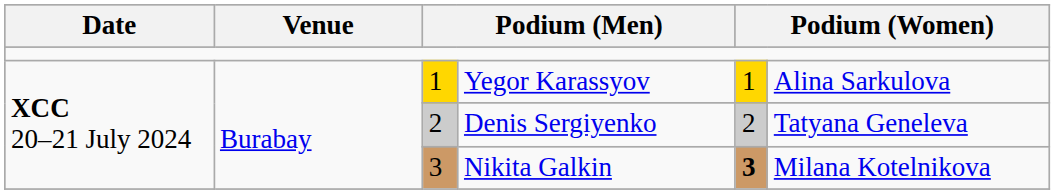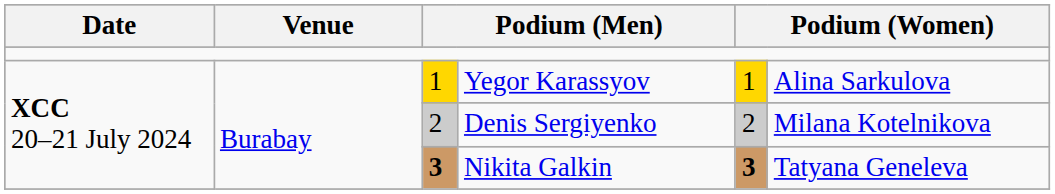(871, 124) Tatyana Geneleva -> (882, 124) Milana Kotelnikova
(436, 167) normal -> (436, 167) bold
(882, 167) Milana Kotelnikova -> (871, 167) Tatyana Geneleva
